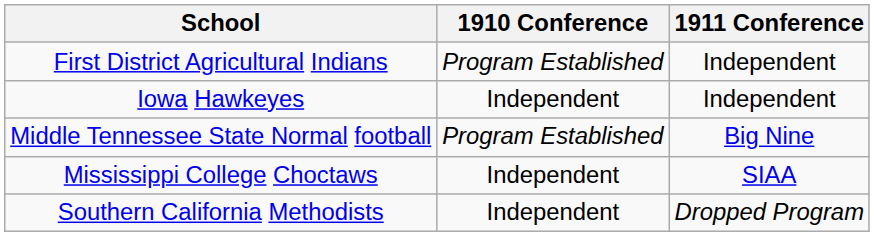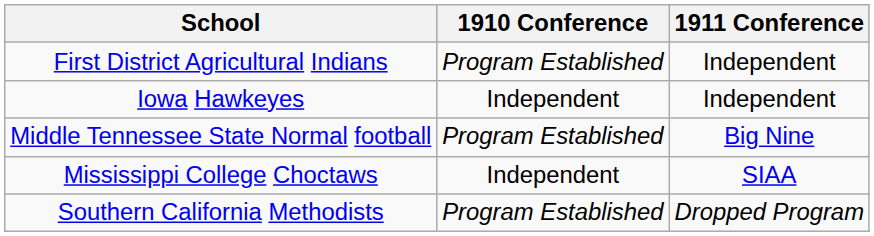(553, 212) Independent -> (553, 212) Program Established
